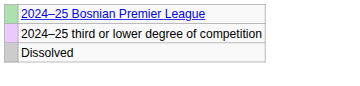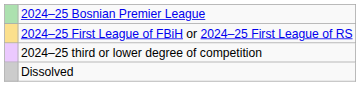+ row: (187, 33)
